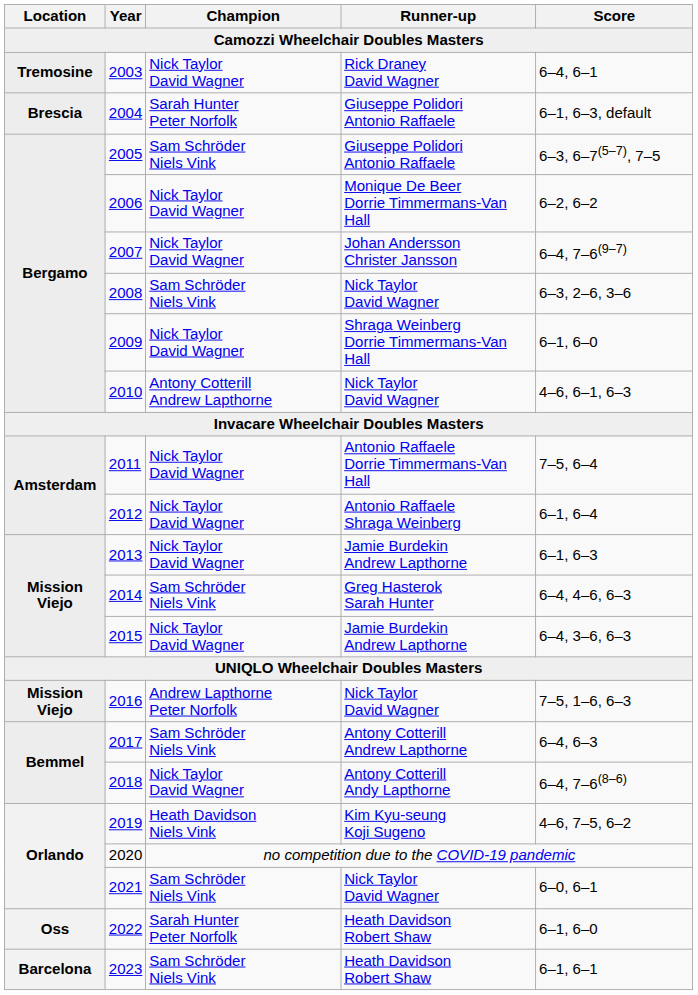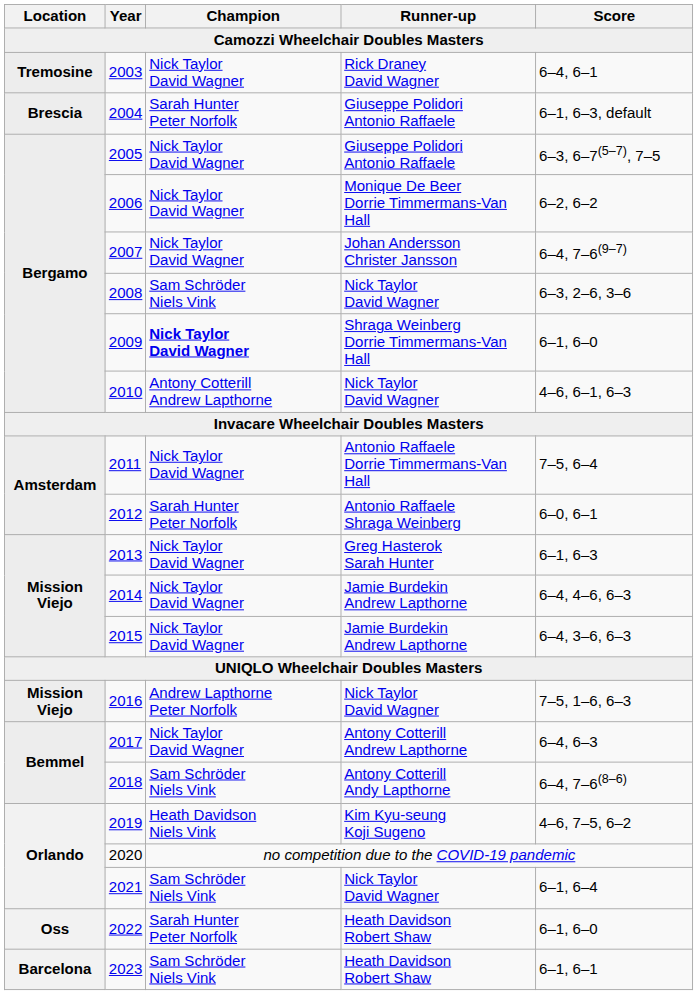(197, 154) Sam Schröder Niels Vink -> (197, 154) Nick Taylor David Wagner
(197, 342) normal -> (199, 342) bold
(197, 514) Nick Taylor David Wagner -> (194, 514) Sarah Hunter Peter Norfolk
(568, 514) 6–1, 6–4 -> (568, 514) 6–0, 6–1
(406, 554) Jamie Burdekin Andrew Lapthorne -> (393, 554) Greg Hasterok Sarah Hunter
(197, 595) Sam Schröder Niels Vink -> (197, 595) Nick Taylor David Wagner
(393, 595) Greg Hasterok Sarah Hunter -> (406, 595) Jamie Burdekin Andrew Lapthorne
(197, 741) Sam Schröder Niels Vink -> (197, 741) Nick Taylor David Wagner
(197, 782) Nick Taylor David Wagner -> (197, 782) Sam Schröder Niels Vink
(568, 888) 6–0, 6–1 -> (568, 888) 6–1, 6–4
